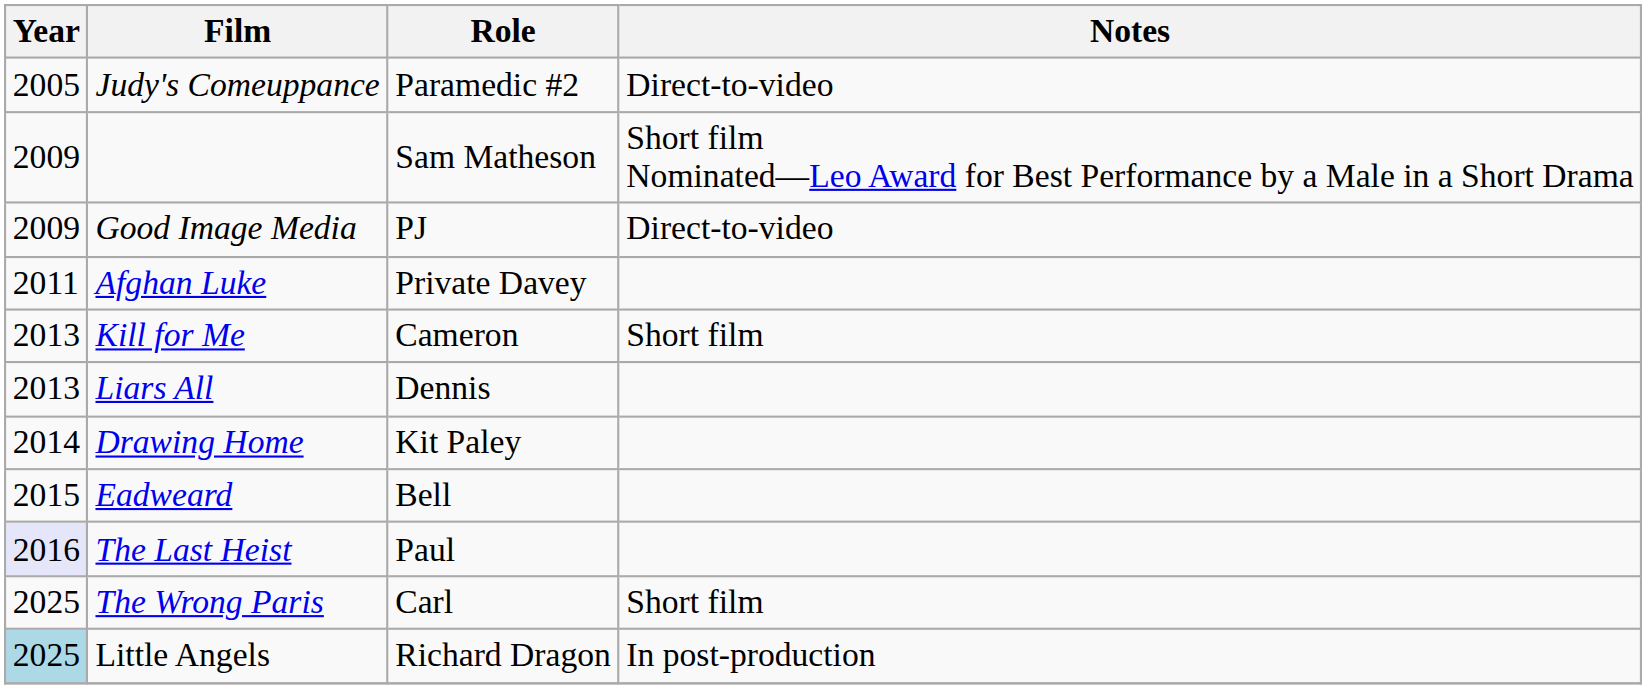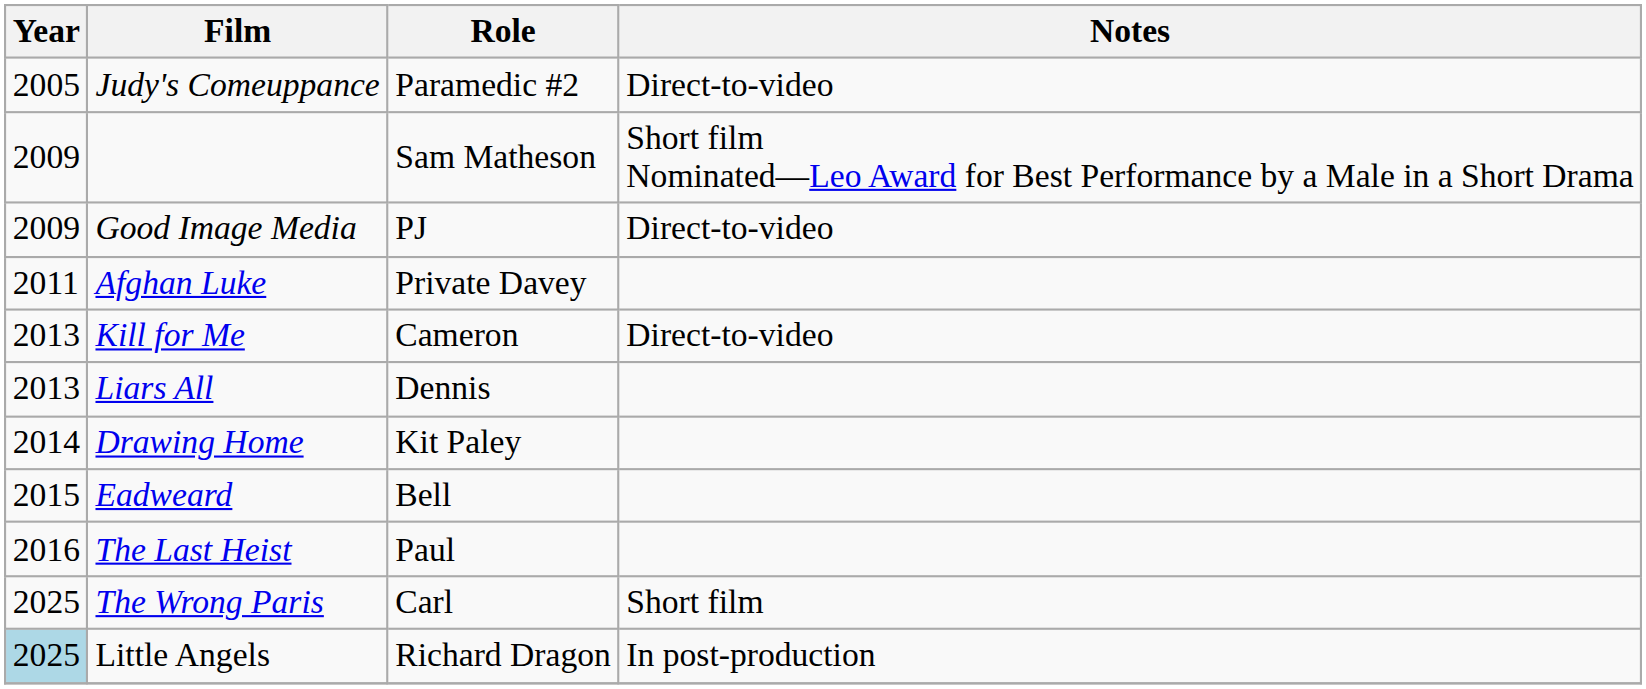(695, 335) Short film -> (730, 335) Direct-to-video
(46, 548) lavender background -> (46, 548) no background
